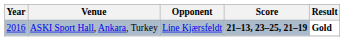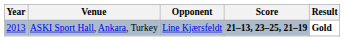(16, 28) 2016 -> (16, 28) 2013
